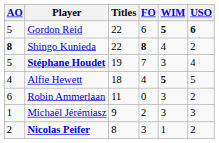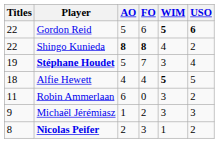columns swapped: (124, 12) <-> (15, 12)
